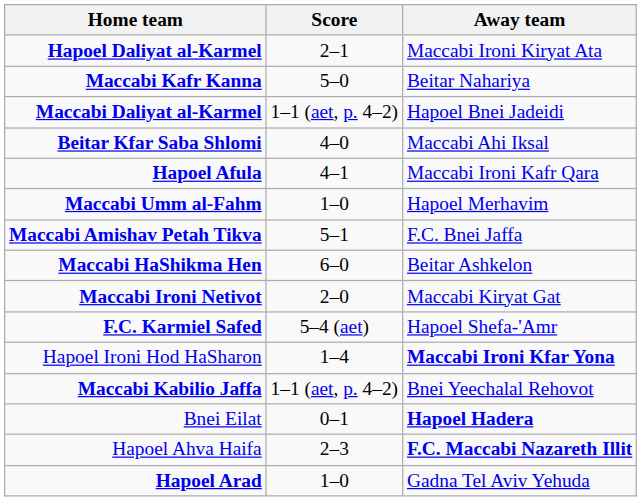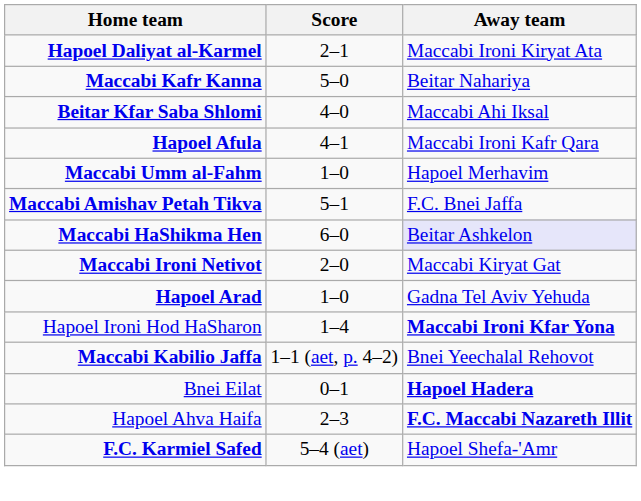- row: (149, 111)
(470, 265) no background -> (470, 234) lavender background
rows swapped: (209, 480) <-> (182, 326)
